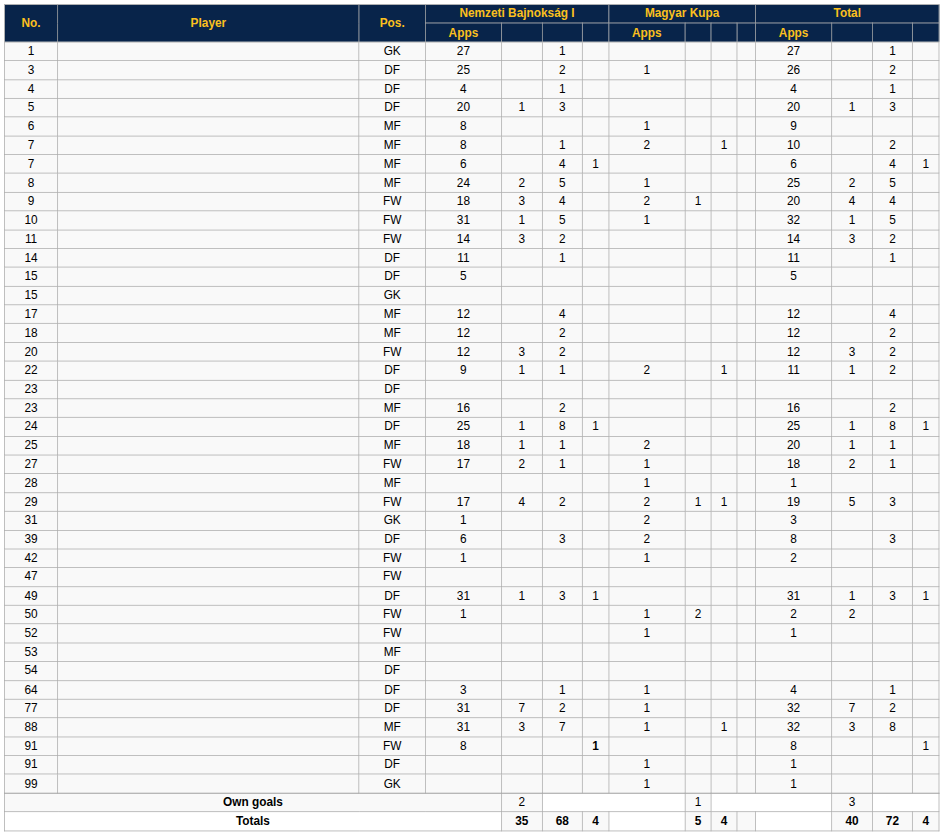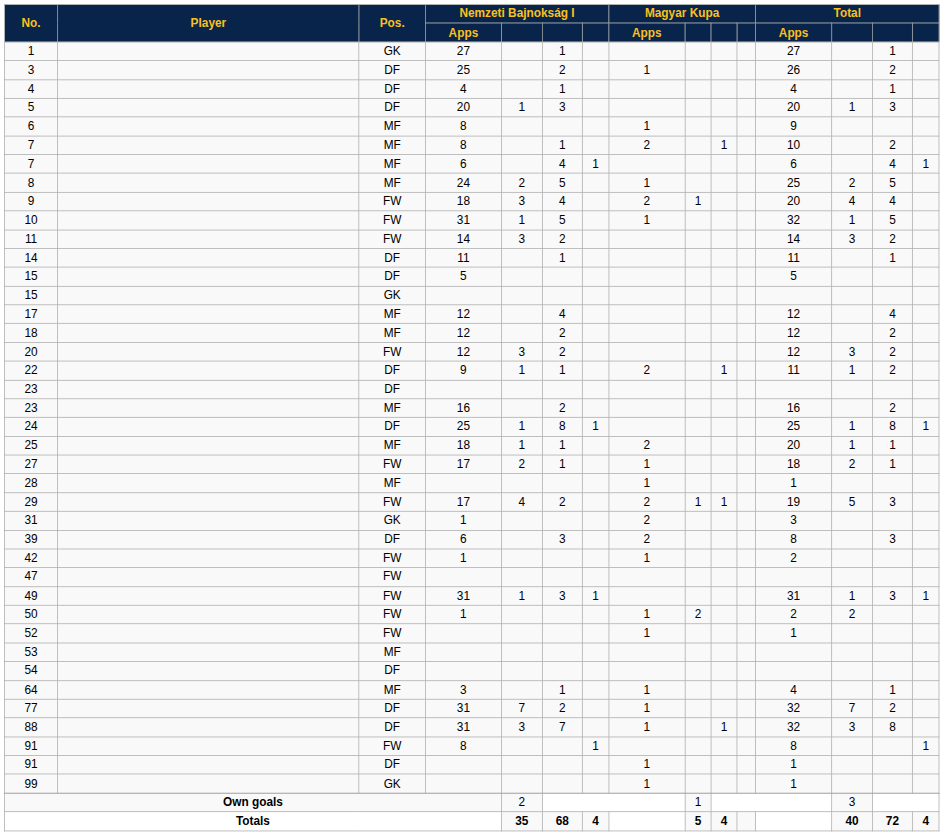(392, 595) DF -> (392, 595) FW
(392, 689) DF -> (392, 689) MF
(392, 727) MF -> (392, 727) DF
(596, 746) bold -> (596, 746) normal
